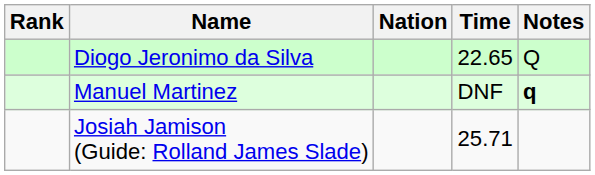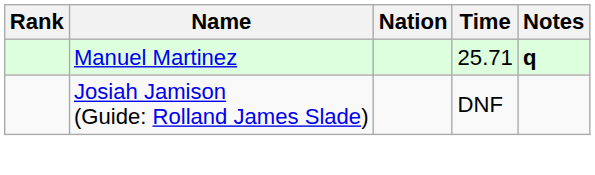- row: (194, 57)
(480, 92) DNF -> (485, 57) 25.71
(485, 139) 25.71 -> (480, 104) DNF
